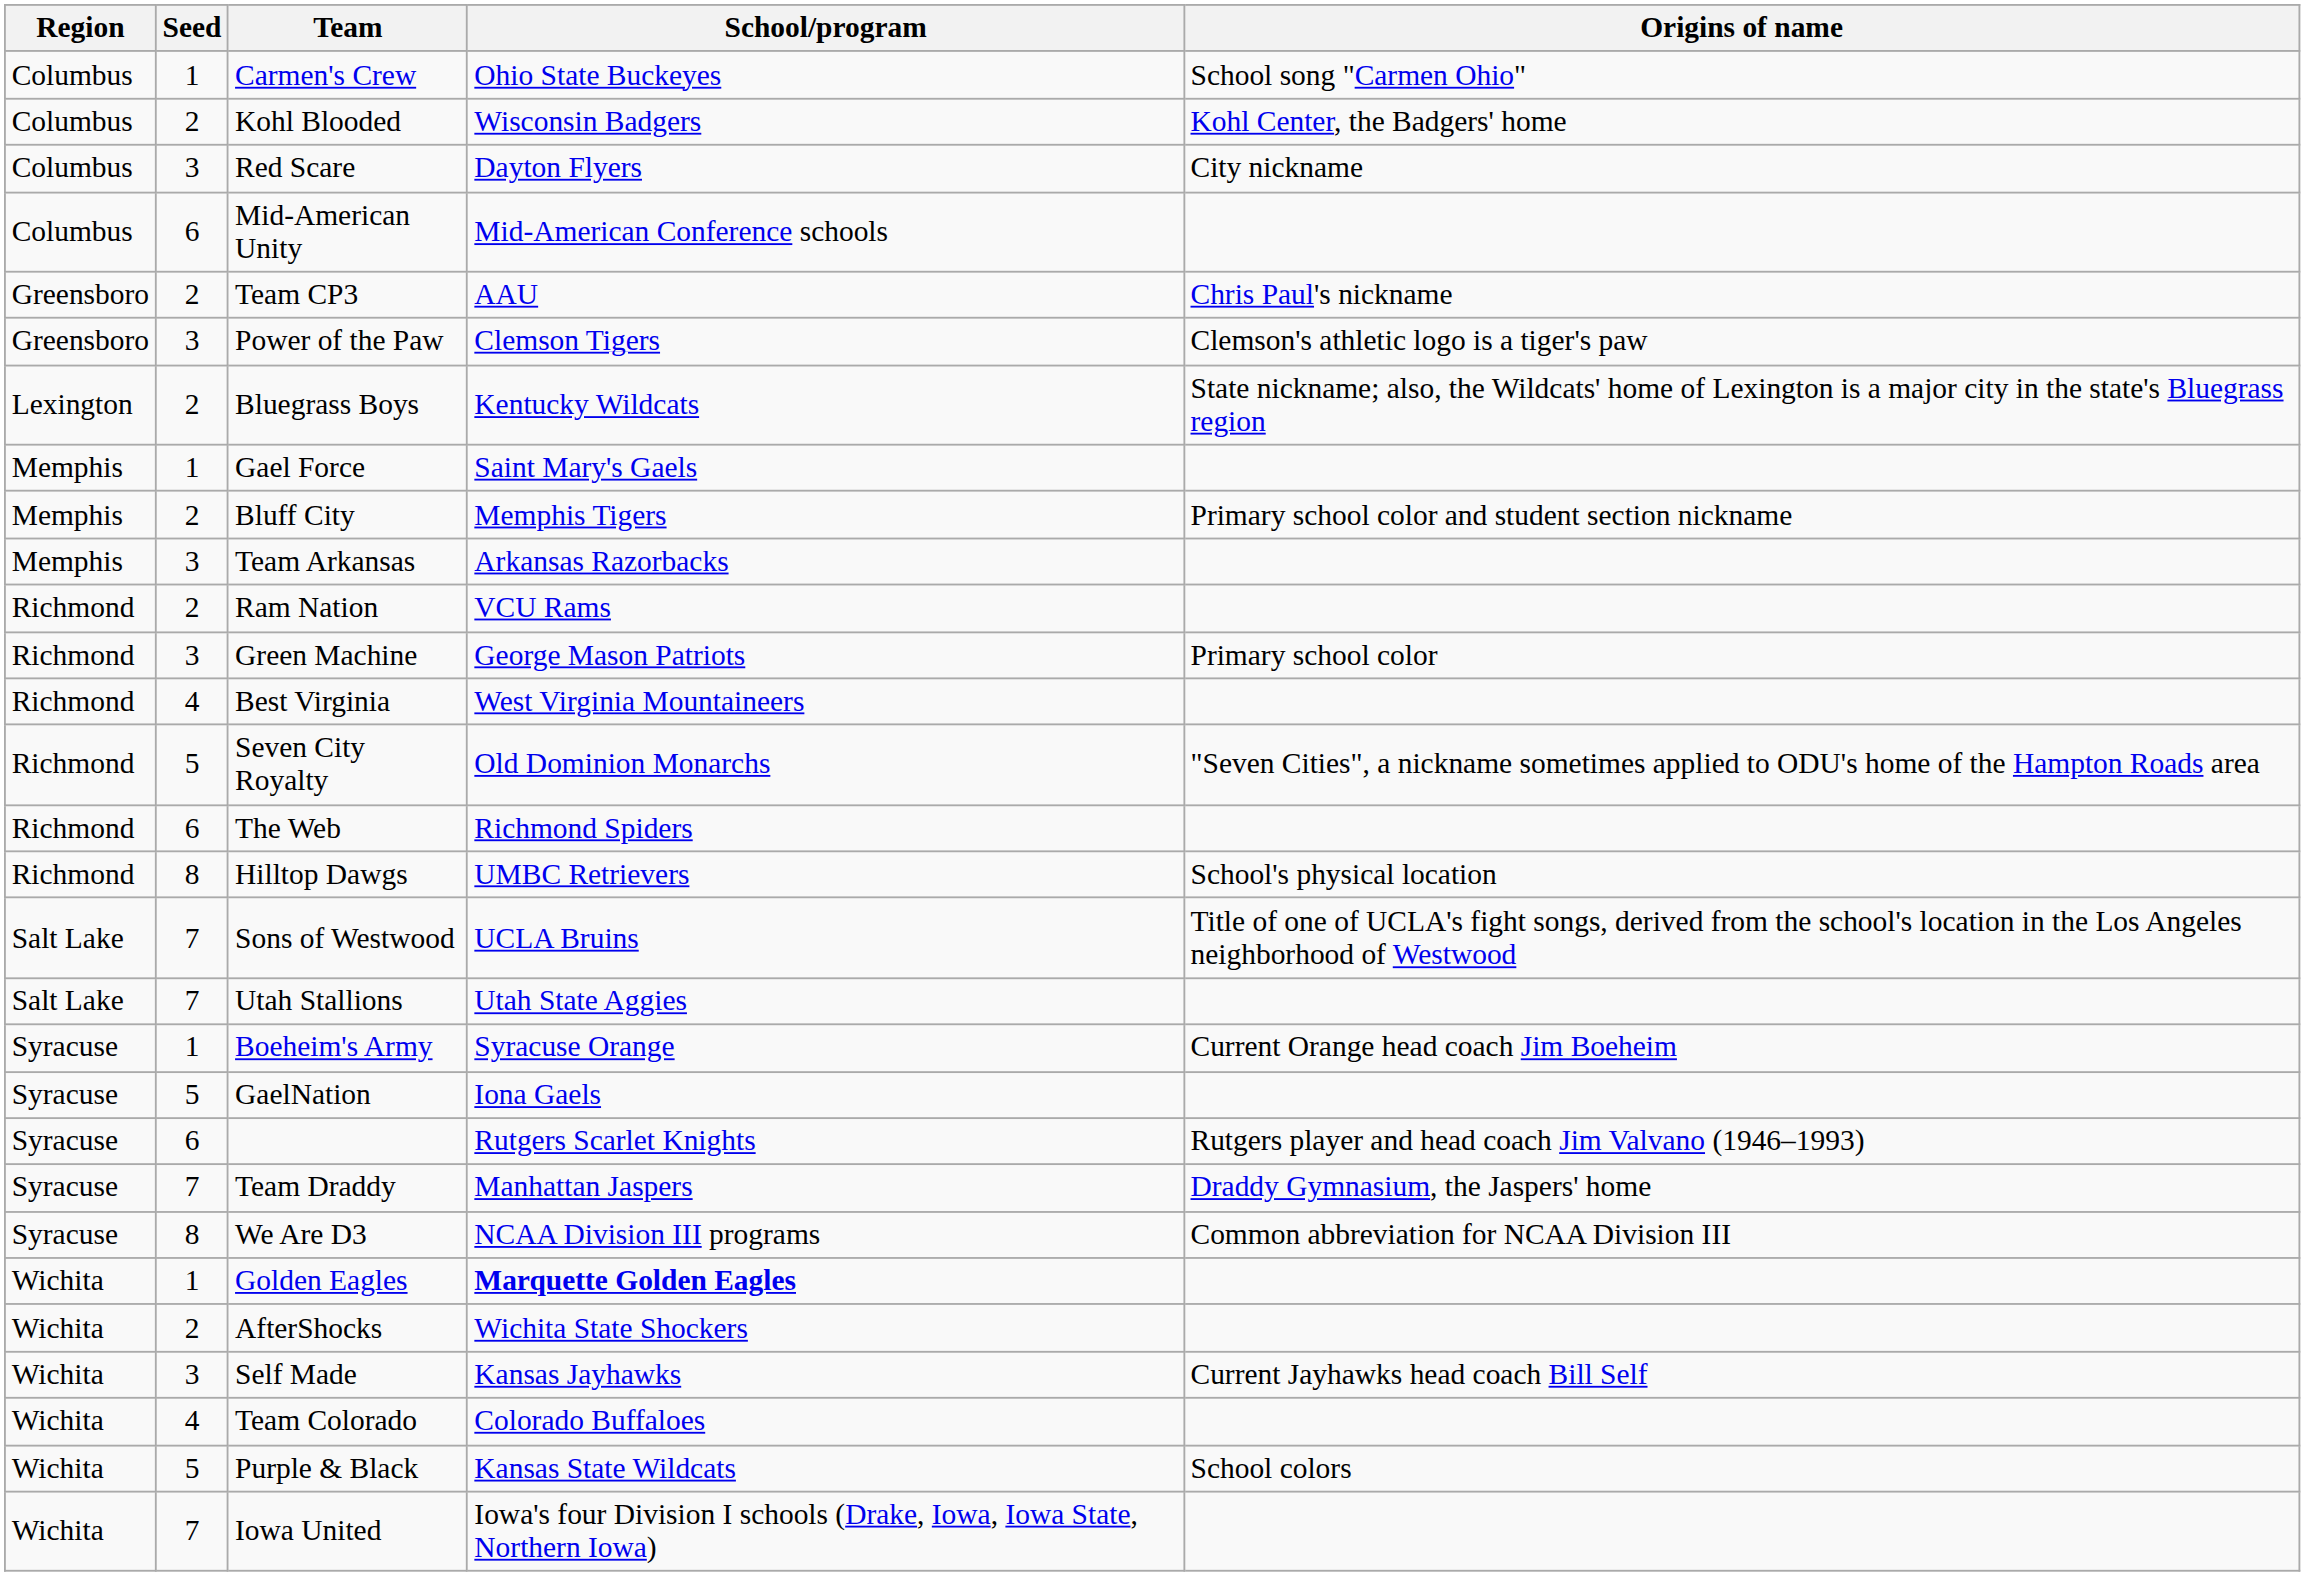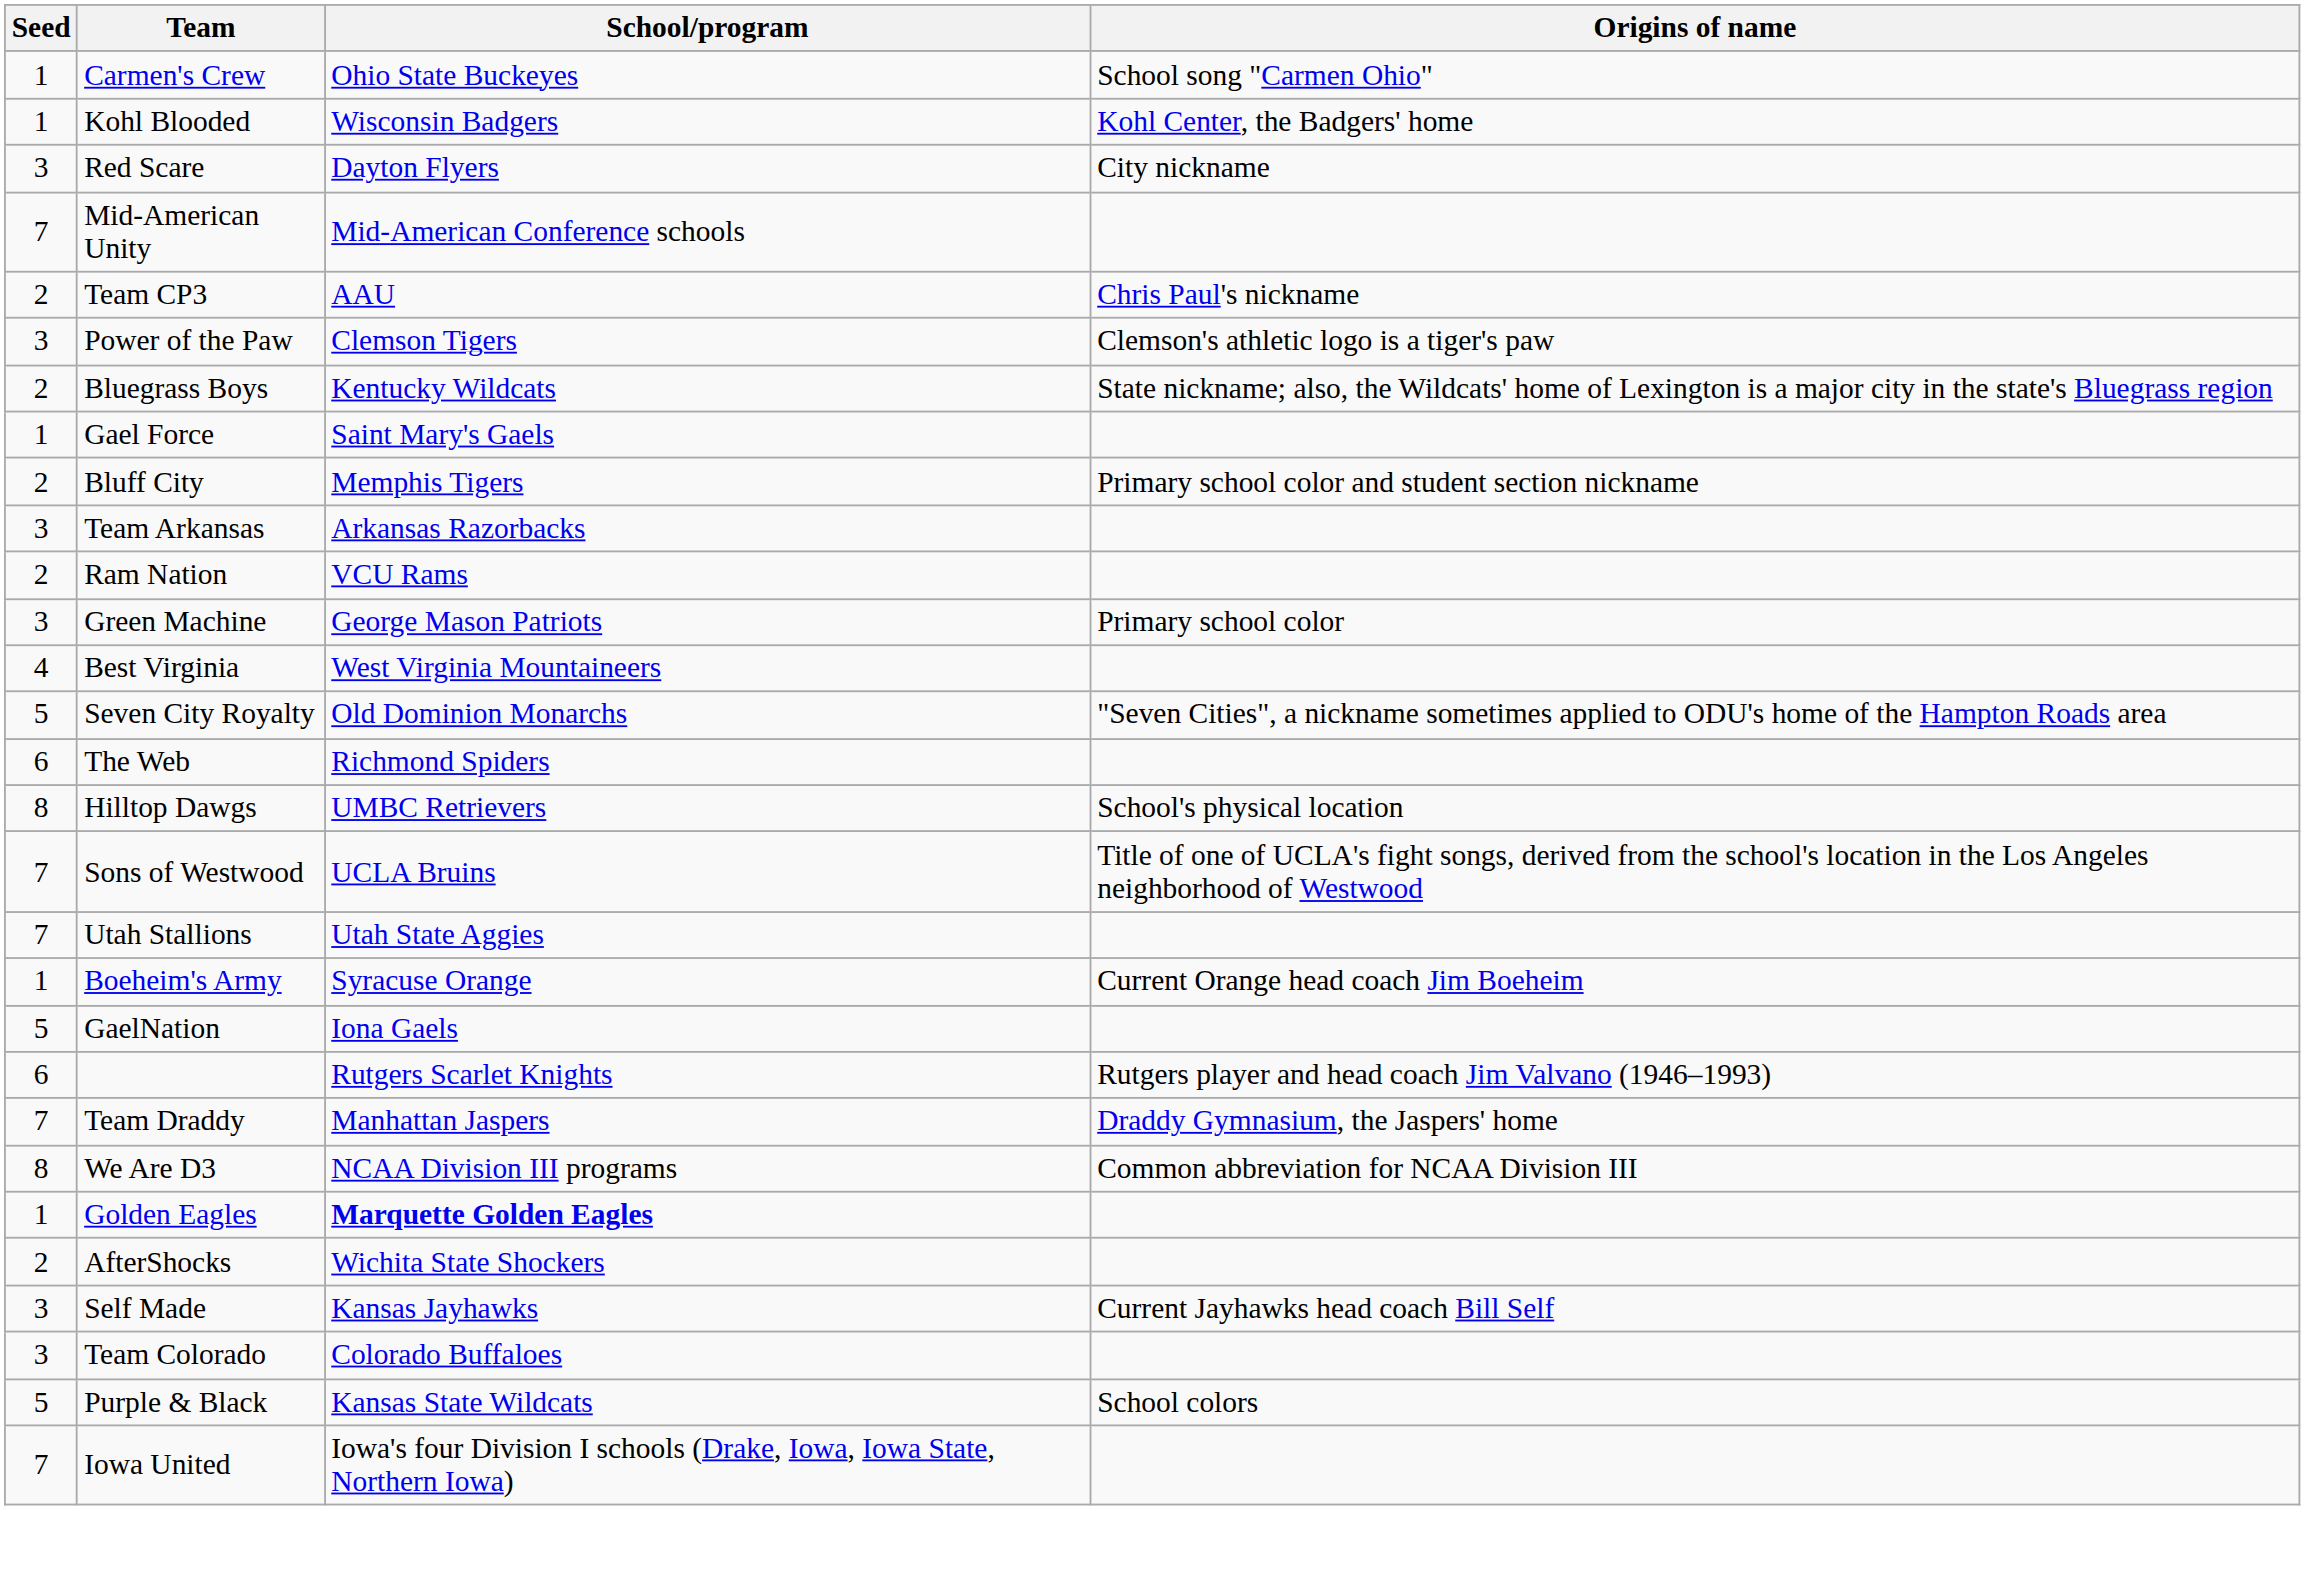- column: (80, 27)
(192, 121) 2 -> (41, 121) 1
(192, 231) 6 -> (41, 231) 7
(192, 1420) 4 -> (41, 1354) 3
